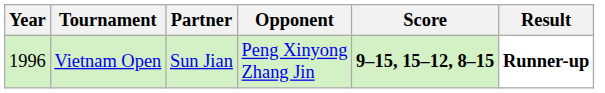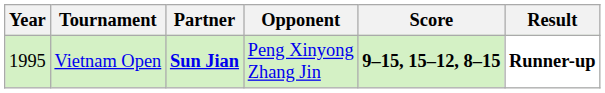(27, 61) 1996 -> (27, 61) 1995
(201, 61) normal -> (204, 61) bold
